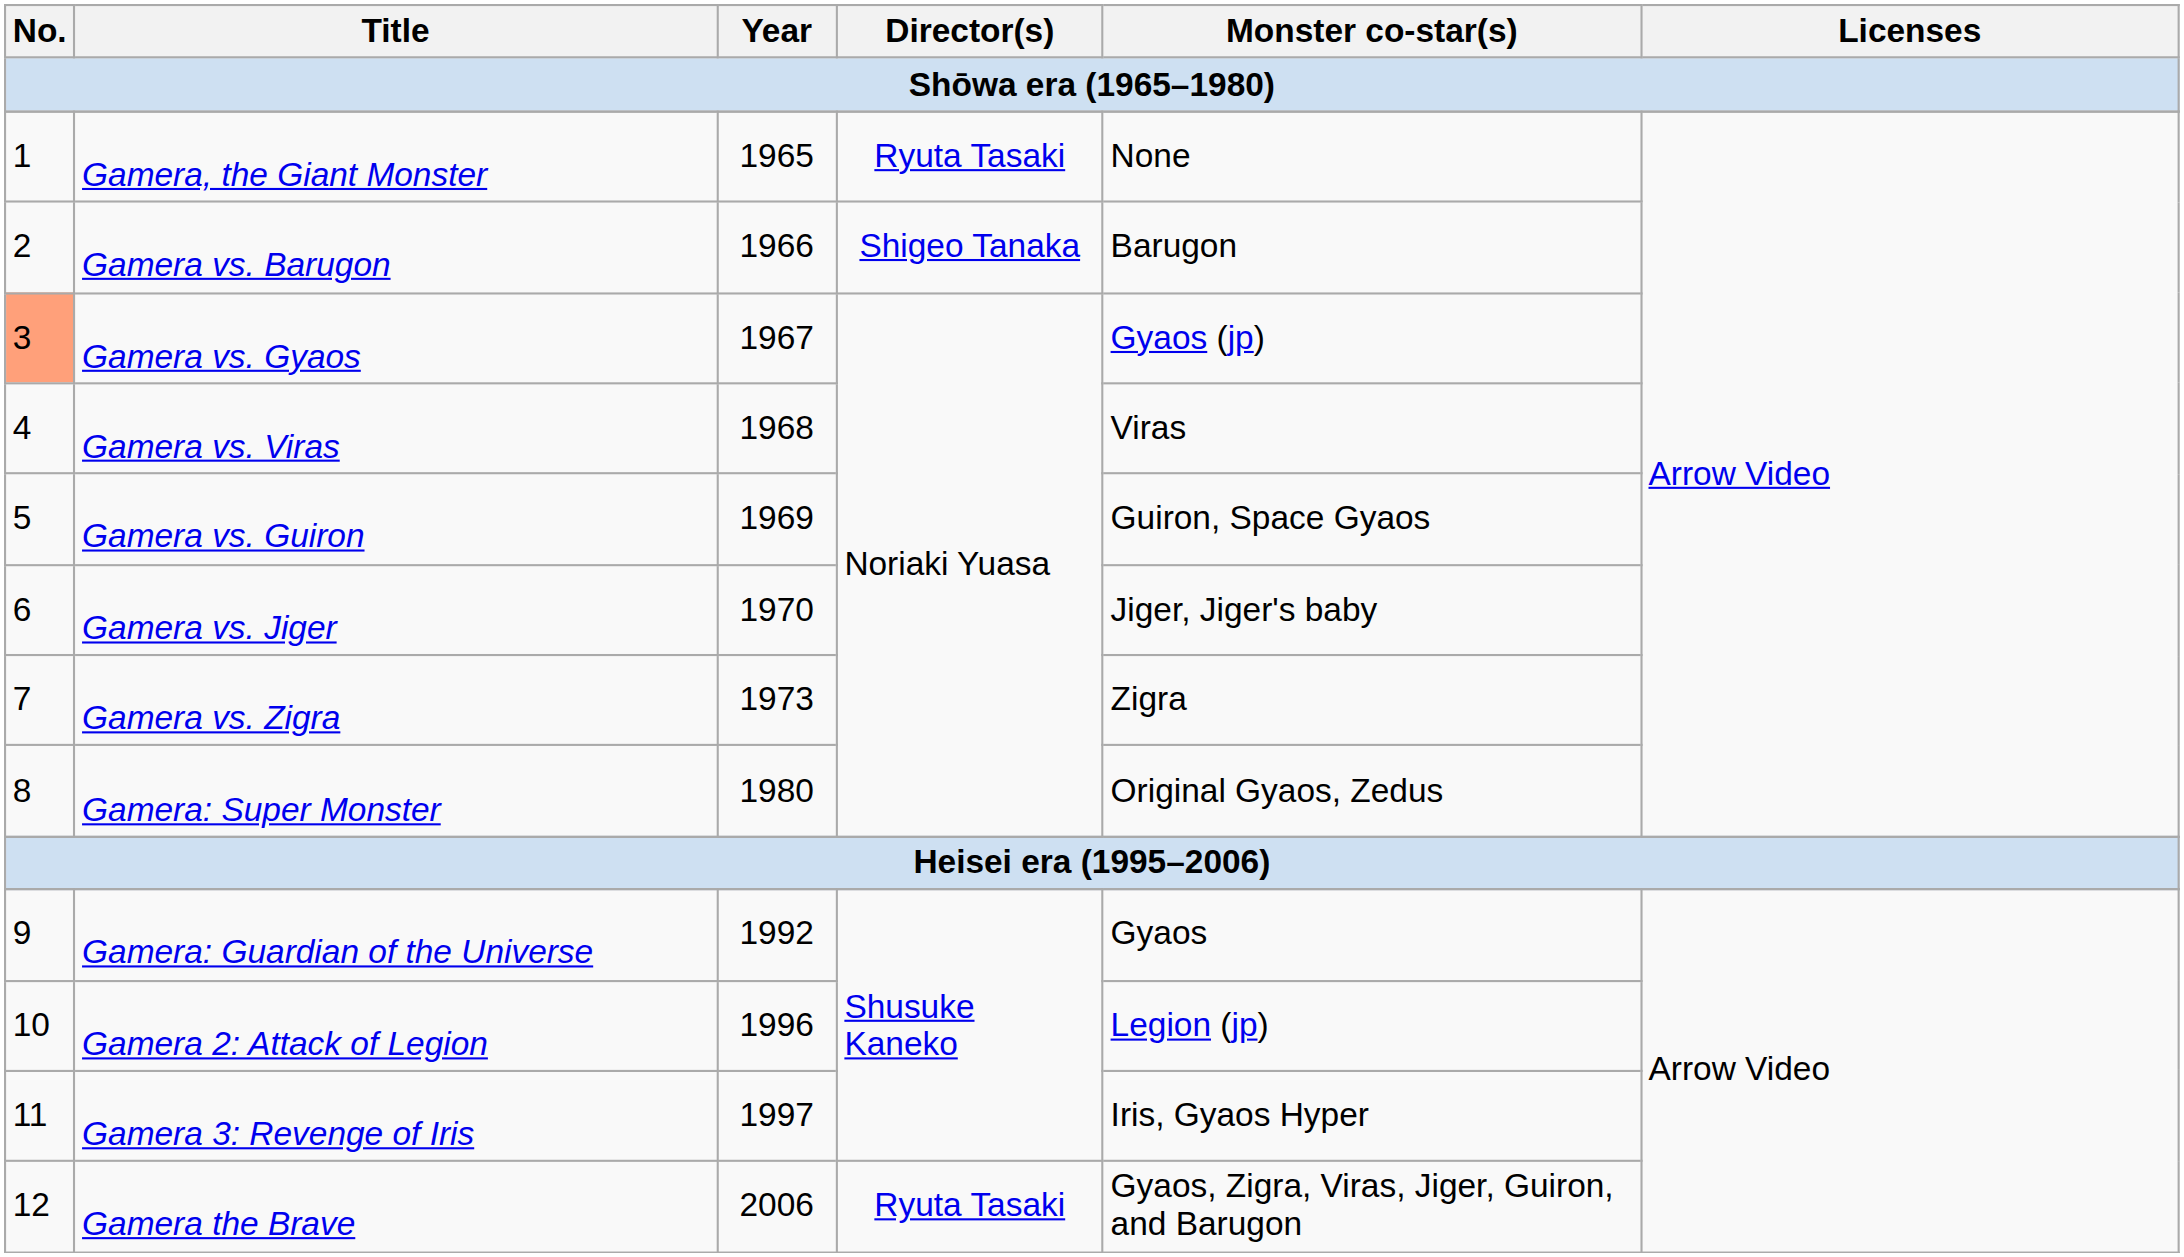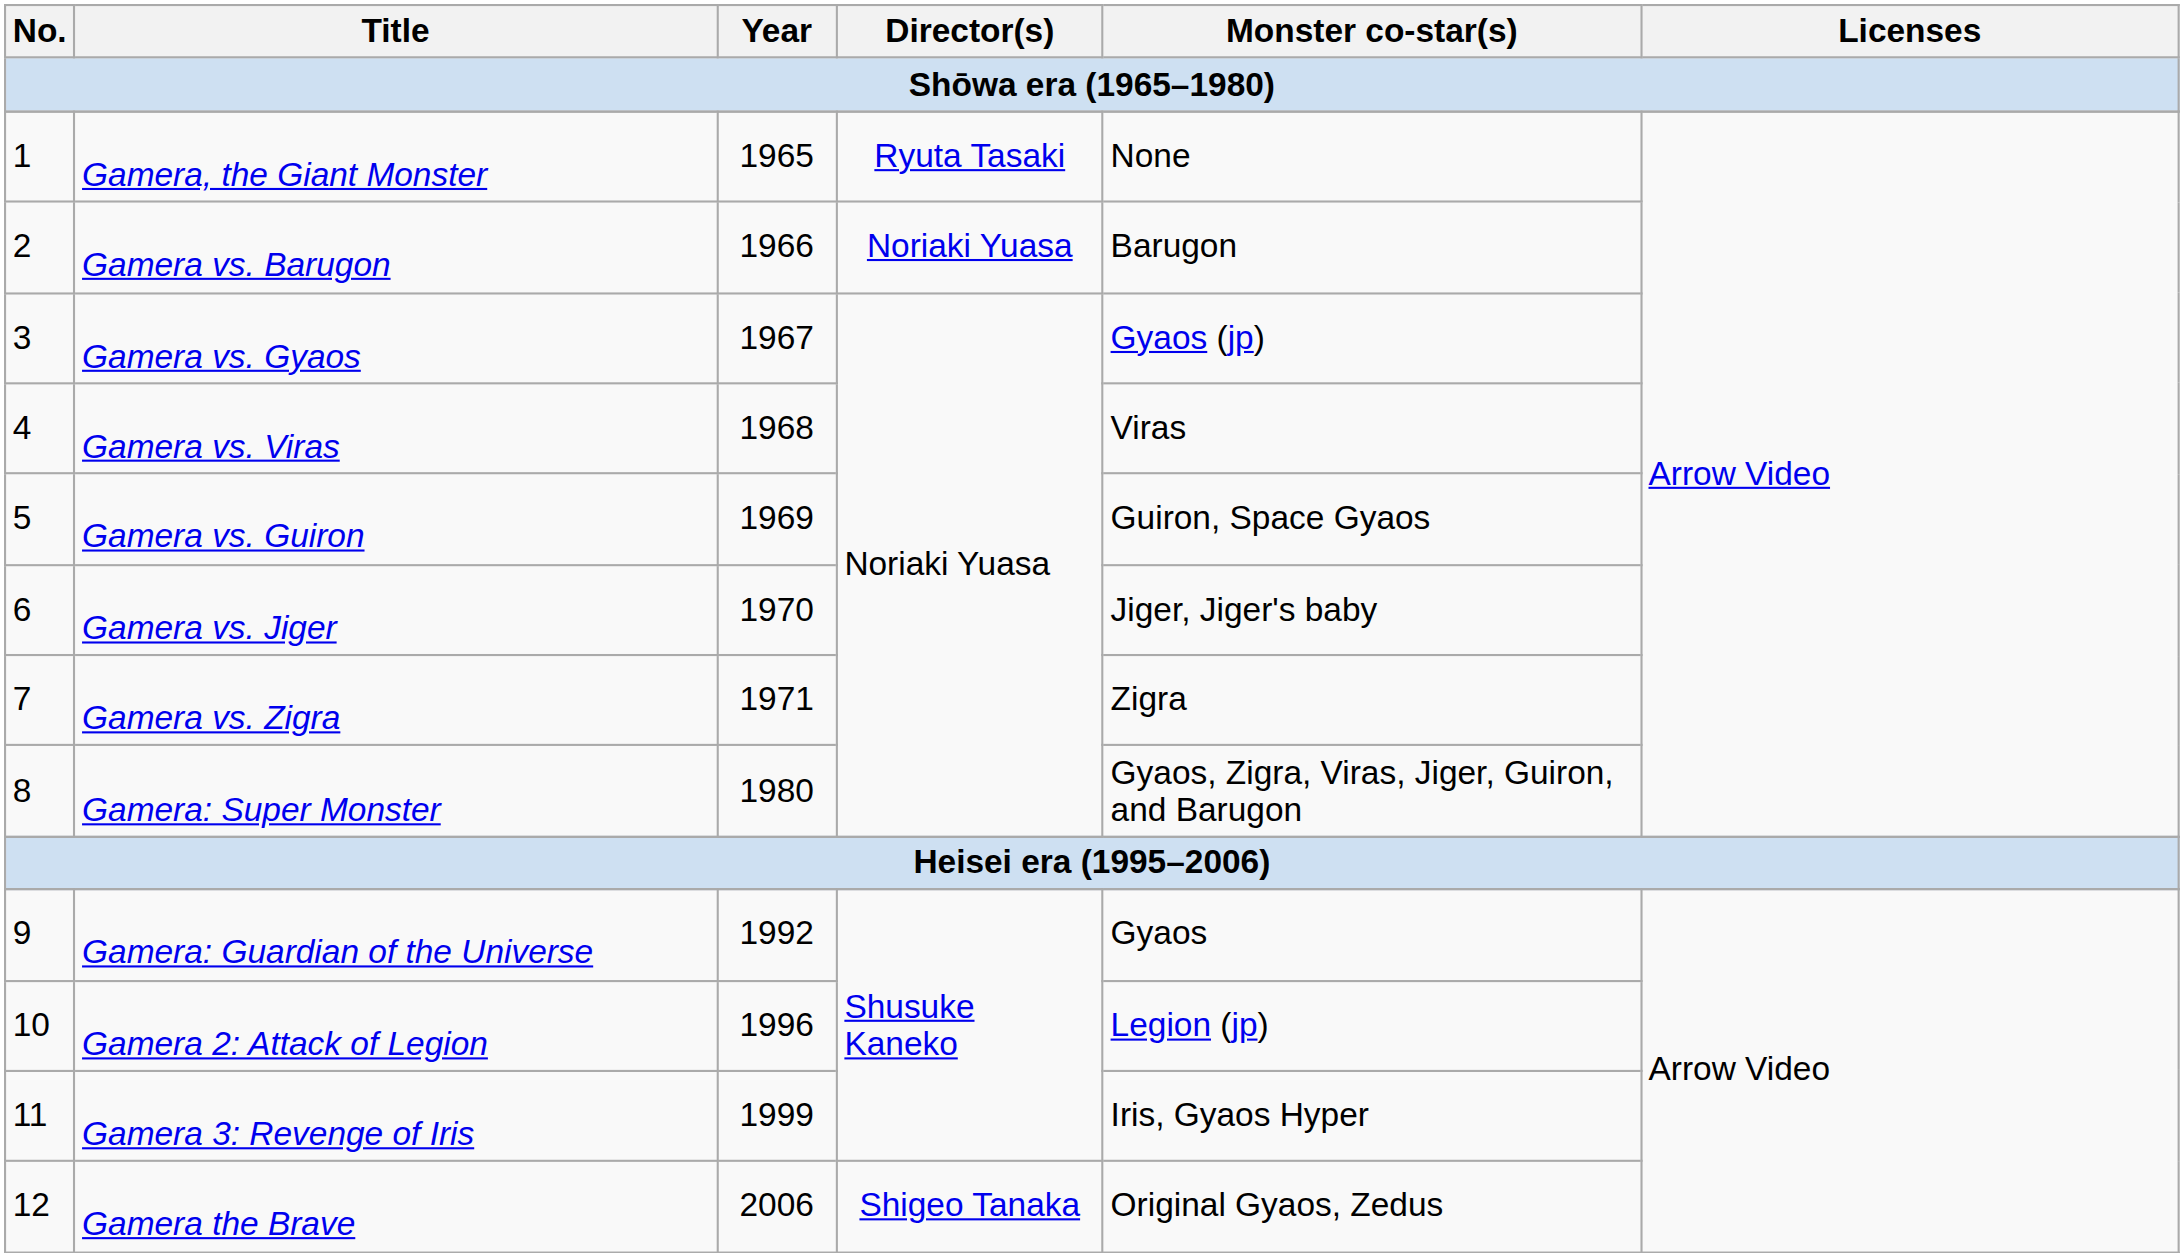(970, 246) Shigeo Tanaka -> (970, 246) Noriaki Yuasa
(22, 337) lightsalmon background -> (22, 337) no background
(777, 699) 1973 -> (777, 699) 1971
(1277, 790) Original Gyaos, Zedus -> (1362, 790) Gyaos, Zigra, Viras, Jiger, Guiron, and Barugon
(777, 1115) 1997 -> (777, 1115) 1999
(970, 1206) Ryuta Tasaki -> (970, 1206) Shigeo Tanaka
(1362, 1206) Gyaos, Zigra, Viras, Jiger, Guiron, and Barugon -> (1277, 1206) Original Gyaos, Zedus
